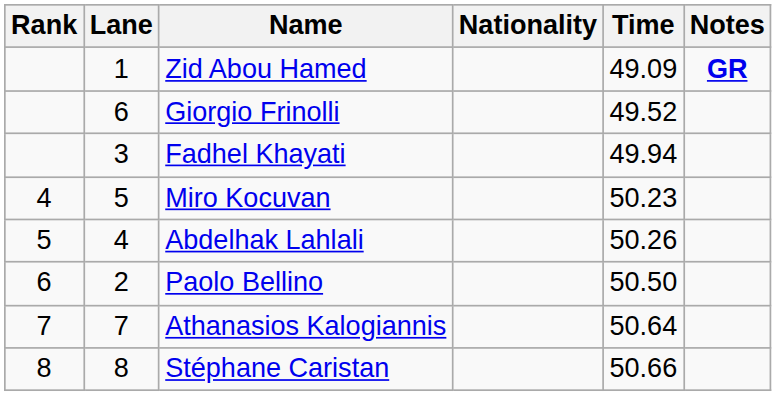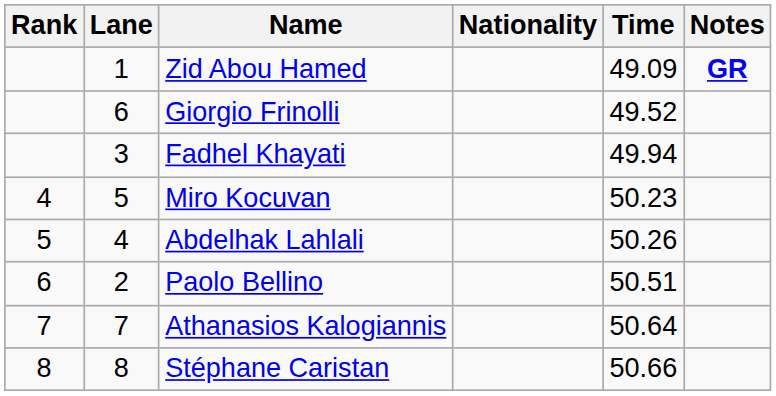(643, 283) 50.50 -> (643, 283) 50.51
